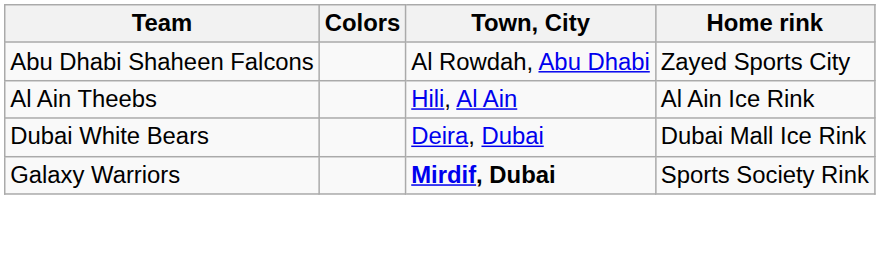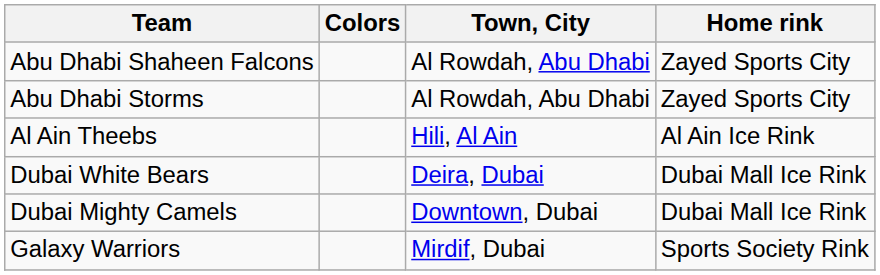+ row: (107, 99)
+ row: (124, 212)
(483, 174) bold -> (478, 250) normal
